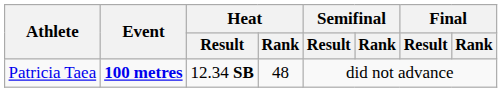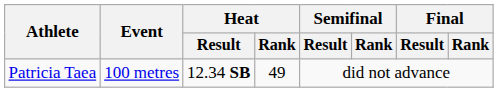(143, 73) bold -> (142, 73) normal
(280, 73) 48 -> (277, 73) 49
